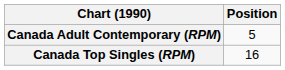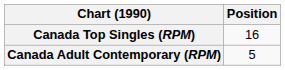rows swapped: (114, 55) <-> (114, 34)
